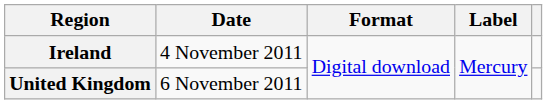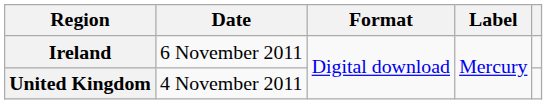(231, 51) 4 November 2011 -> (231, 51) 6 November 2011
(231, 83) 6 November 2011 -> (231, 83) 4 November 2011
